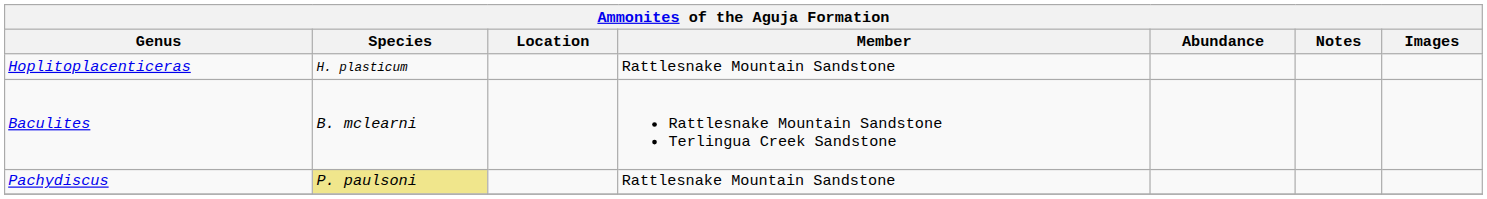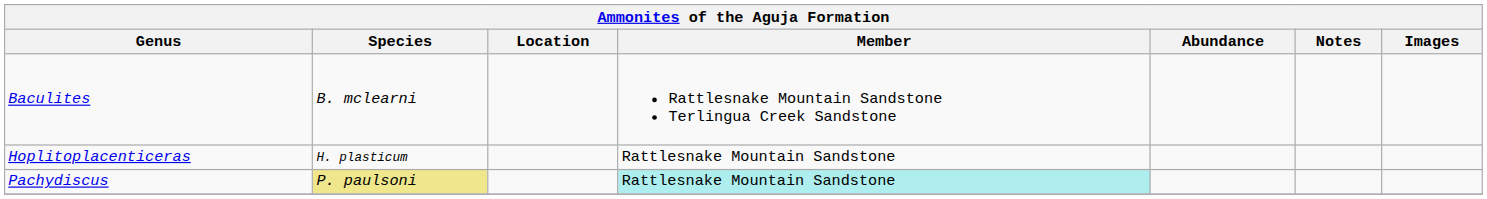rows swapped: (49, 124) <-> (99, 67)
(759, 182) no background -> (759, 182) paleturquoise background
